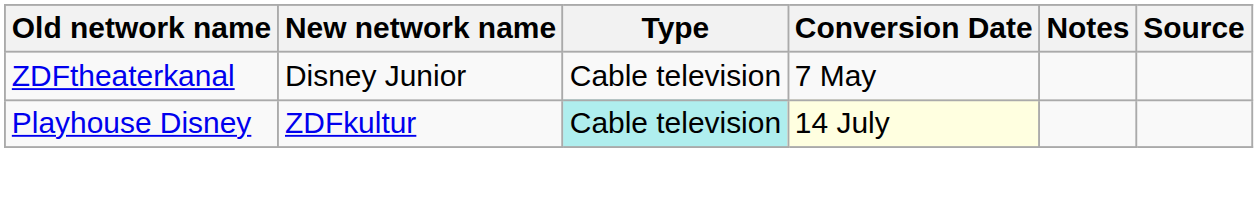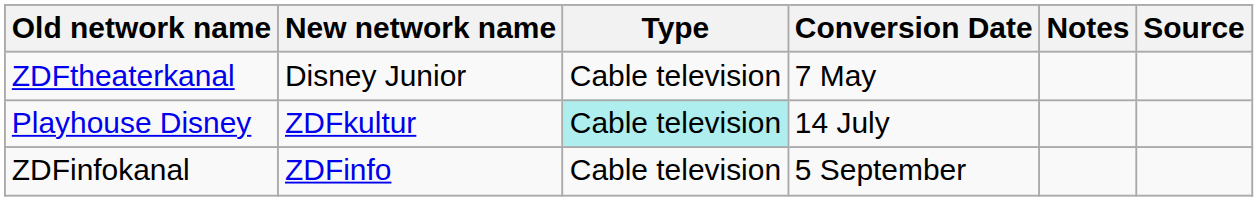(842, 123) lightyellow background -> (842, 123) no background
+ row: (101, 170)
